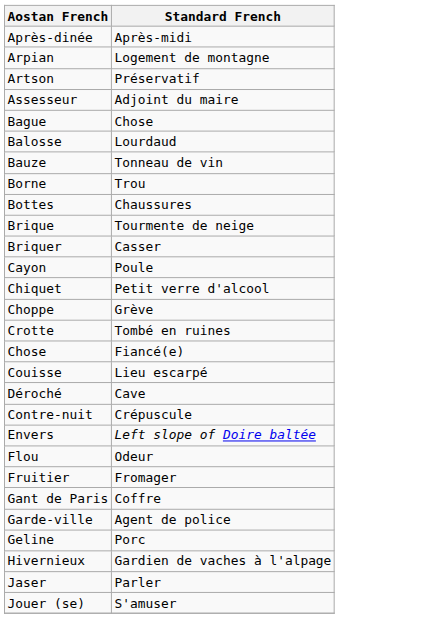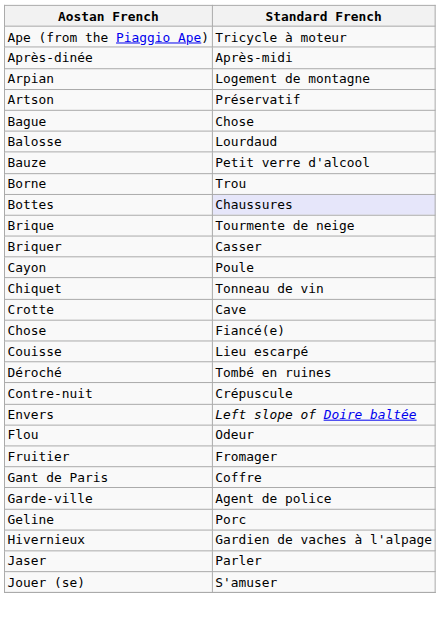+ row: (108, 37)
- row: (42, 100)
(169, 163) Tonneau de vin -> (293, 163) Petit verre d'alcool
(153, 205) no background -> (254, 205) lavender background
(192, 289) Petit verre d'alcool -> (269, 289) Tonneau de vin
- row: (31, 310)
(173, 330) Tombé en ruines -> (231, 310) Cave
(130, 393) Cave -> (273, 372) Tombé en ruines
